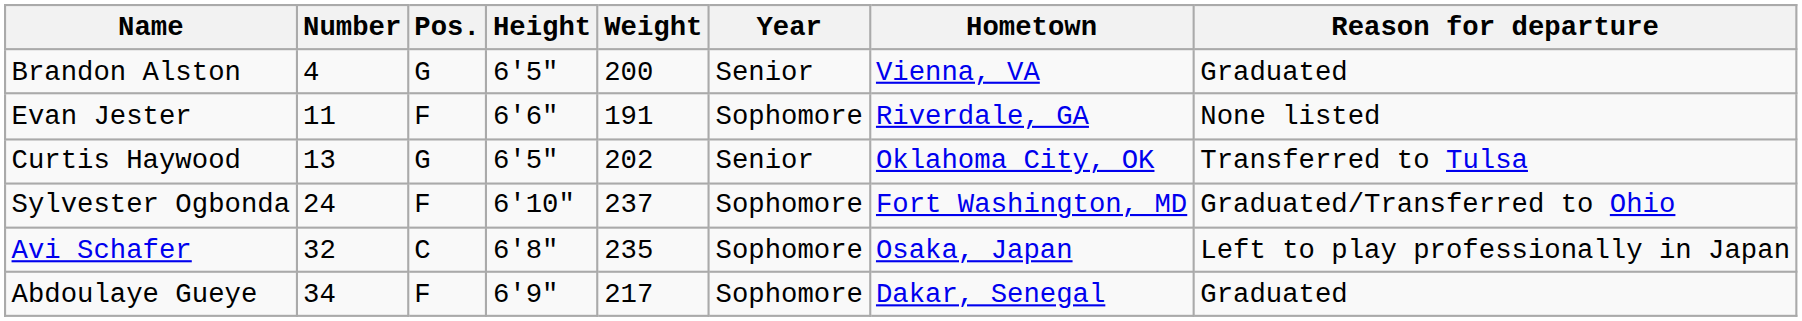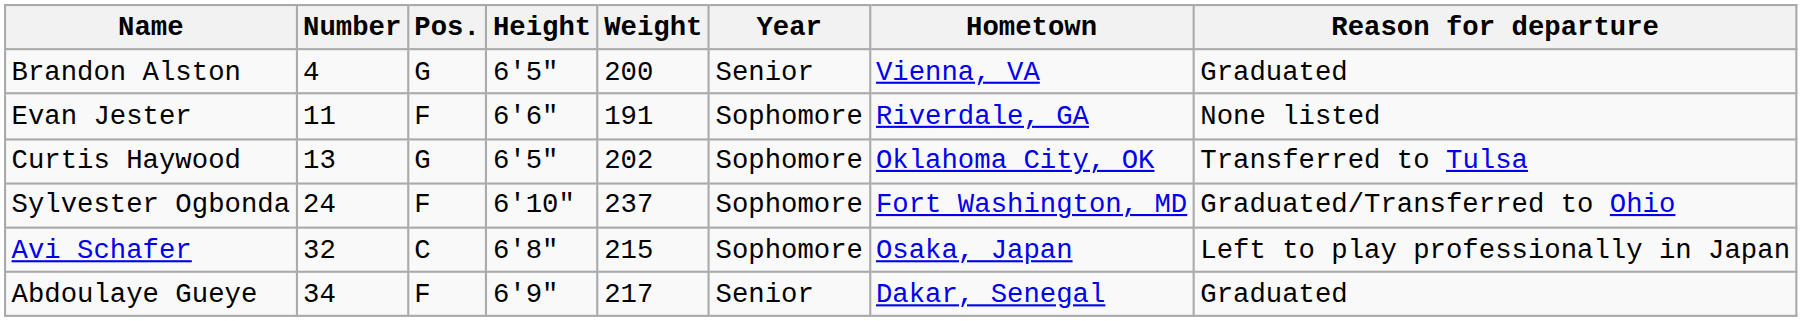(765, 161) Senior -> (789, 161) Sophomore
(629, 250) 235 -> (629, 250) 215
(789, 294) Sophomore -> (765, 294) Senior
